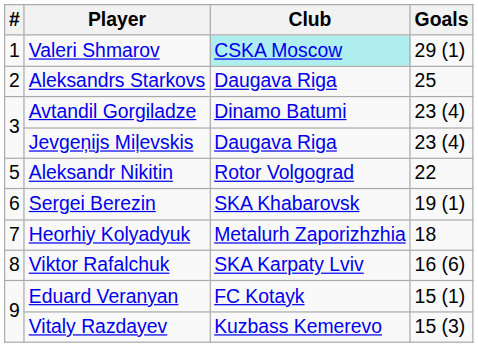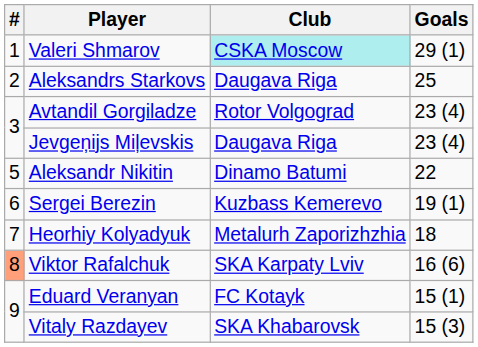(280, 111) Dinamo Batumi -> (284, 111) Rotor Volgograd
(284, 173) Rotor Volgograd -> (280, 173) Dinamo Batumi
(287, 204) SKA Khabarovsk -> (298, 204) Kuzbass Kemerevo
(14, 265) no background -> (14, 265) lightsalmon background
(298, 326) Kuzbass Kemerevo -> (287, 326) SKA Khabarovsk
